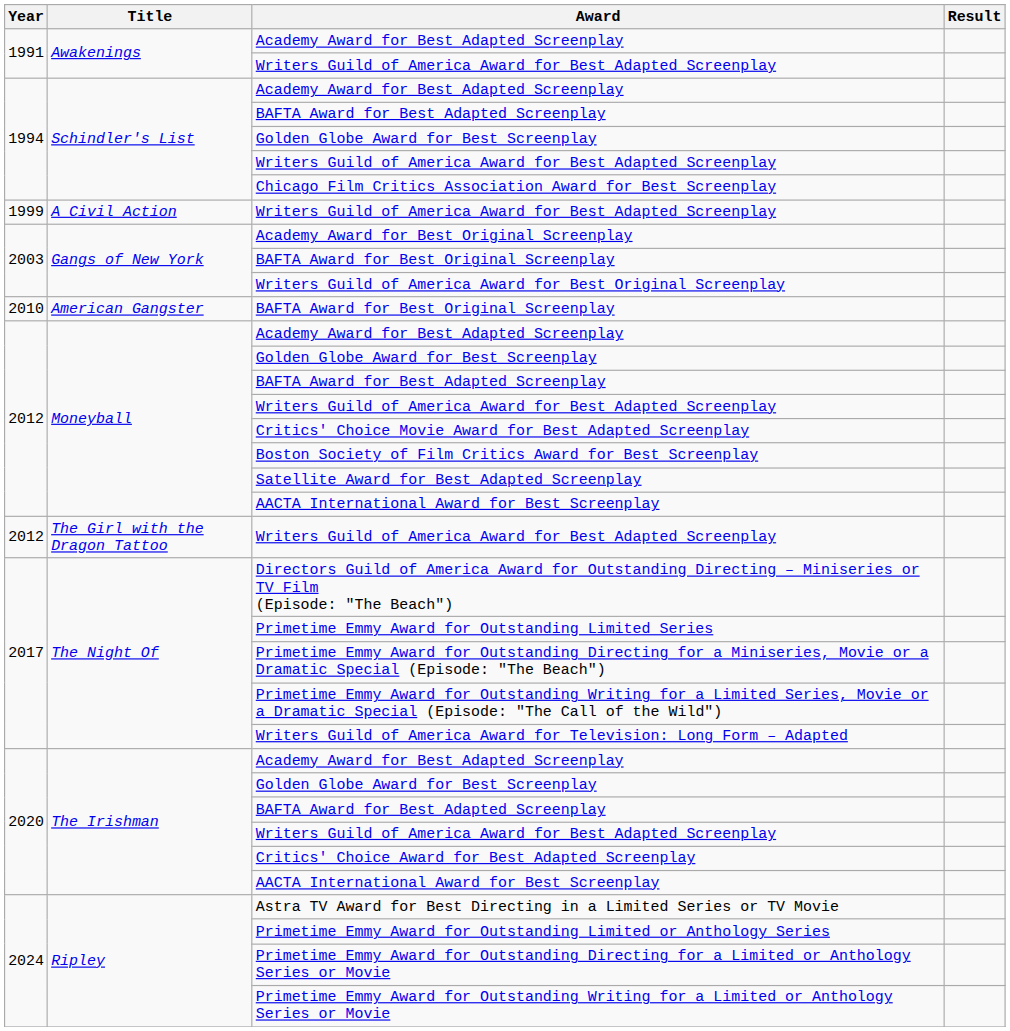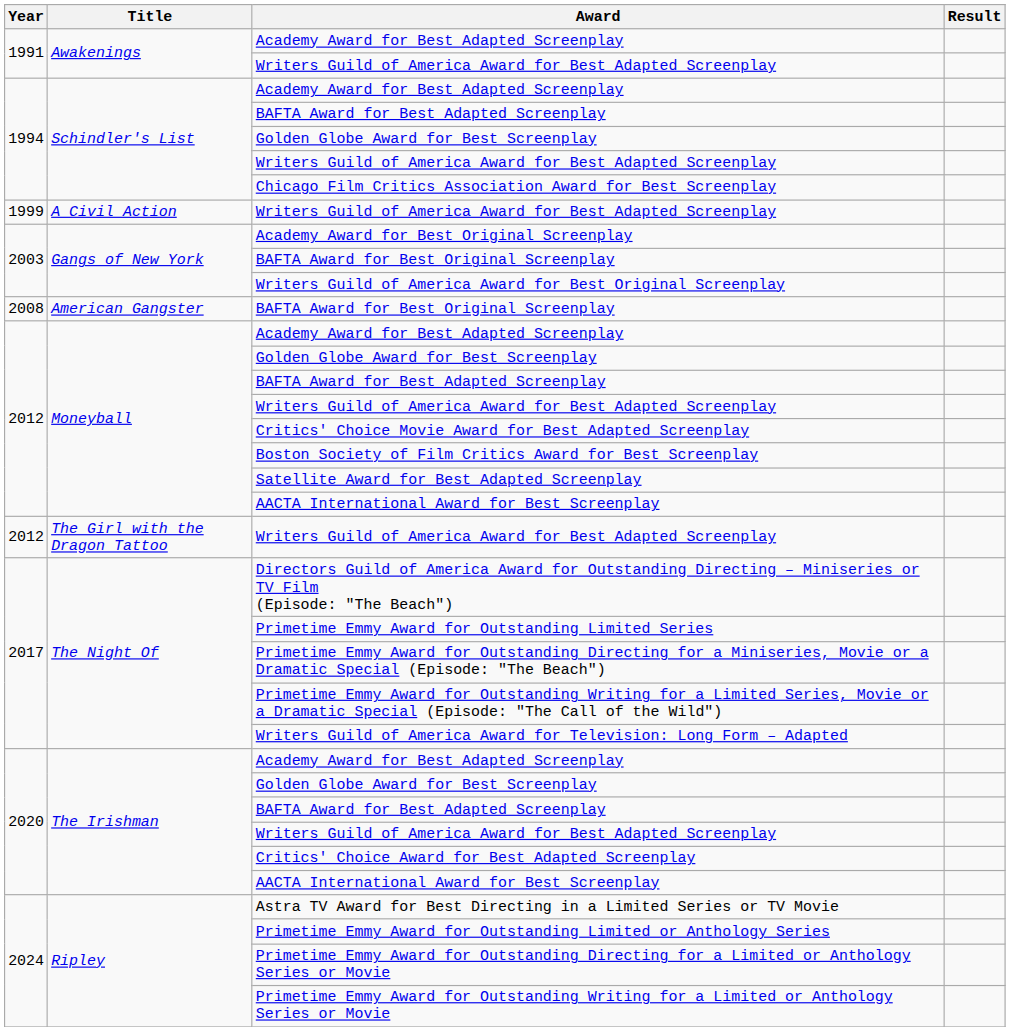(26, 309) 2010 -> (26, 309) 2008
